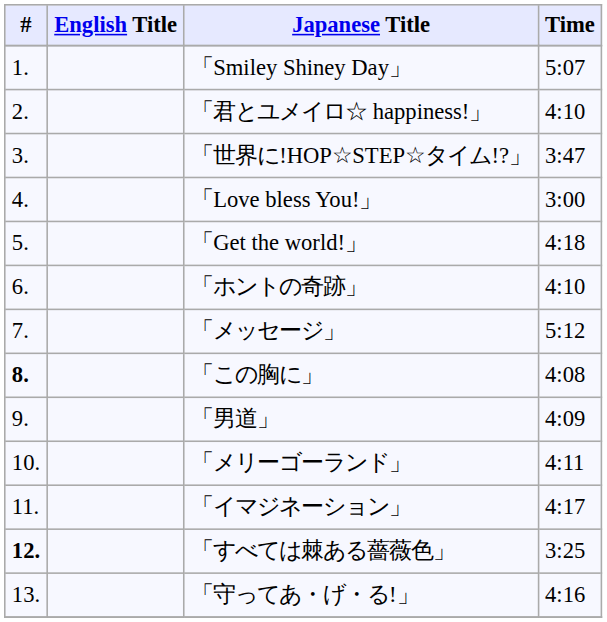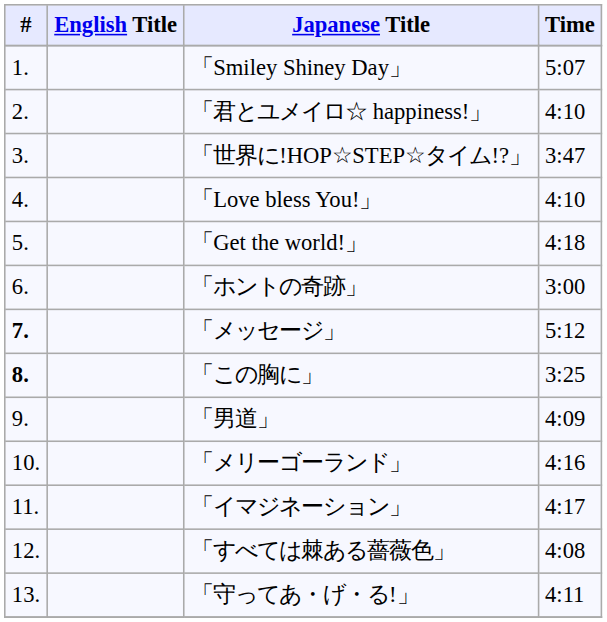(565, 199) 3:00 -> (565, 199) 4:10
(565, 287) 4:10 -> (565, 287) 3:00
(20, 331) normal -> (20, 331) bold
(565, 375) 4:08 -> (565, 375) 3:25
(565, 463) 4:11 -> (565, 463) 4:16
(26, 551) bold -> (26, 551) normal
(565, 551) 3:25 -> (565, 551) 4:08
(565, 595) 4:16 -> (565, 595) 4:11
